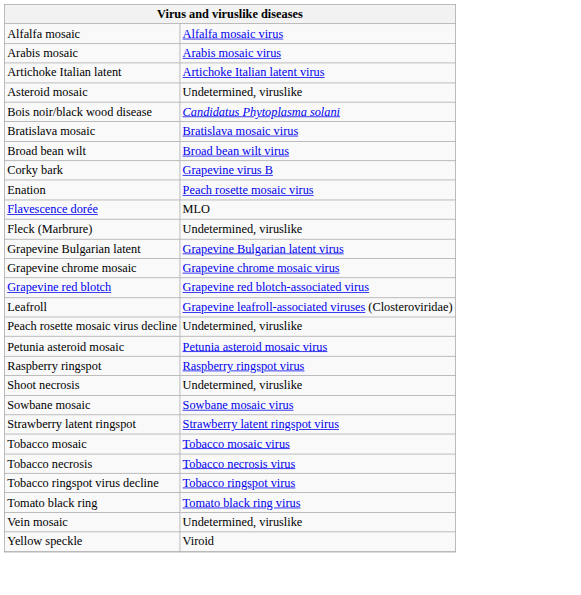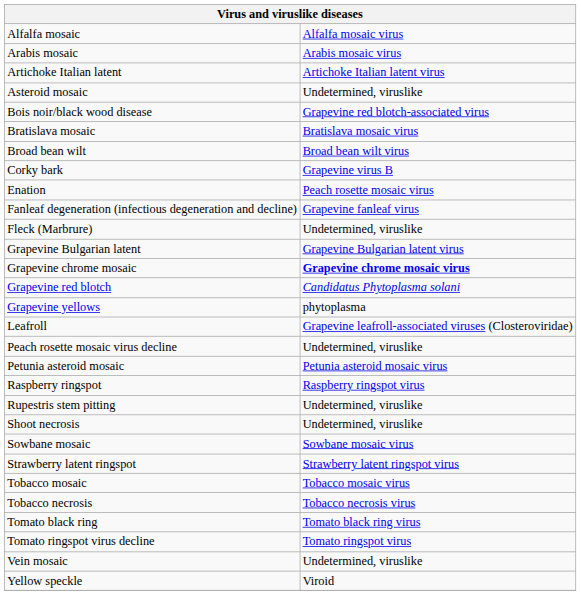(261, 111) Candidatus Phytoplasma solani -> (396, 111) Grapevine red blotch-associated virus
+ row: (152, 209)
- row: (53, 209)
(261, 268) normal -> (386, 268) bold
(276, 287) Grapevine red blotch-associated virus -> (381, 287) Candidatus Phytoplasma solani
+ row: (54, 307)
+ row: (61, 405)
- row: (83, 483)
+ row: (81, 541)
